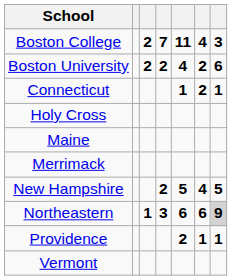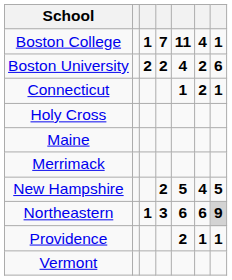(147, 41) 2 -> (147, 41) 1
(218, 41) 3 -> (218, 41) 1
